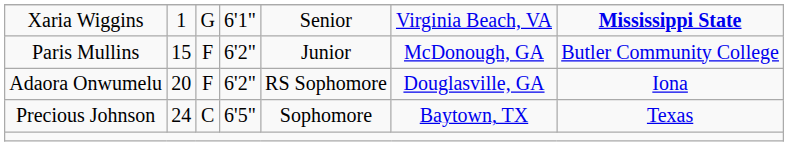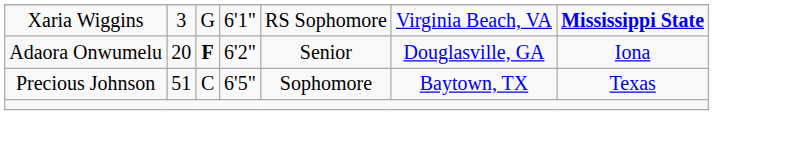(181, 20) 1 -> (181, 20) 3
(326, 20) Senior -> (326, 20) RS Sophomore
- row: (86, 52)
(208, 83) normal -> (208, 52) bold
(326, 83) RS Sophomore -> (326, 52) Senior
(181, 115) 24 -> (181, 83) 51
